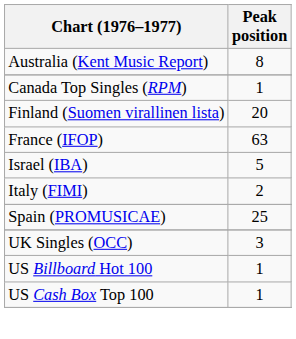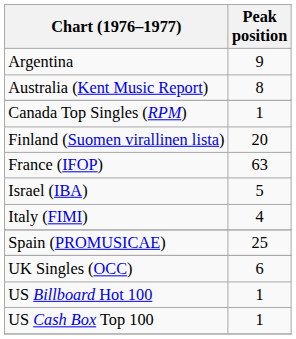+ row: (41, 61)
(260, 191) 2 -> (260, 216) 4
(260, 242) 3 -> (260, 268) 6
